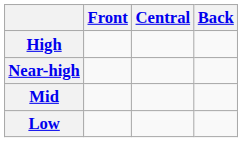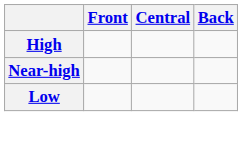- row: (44, 96)
